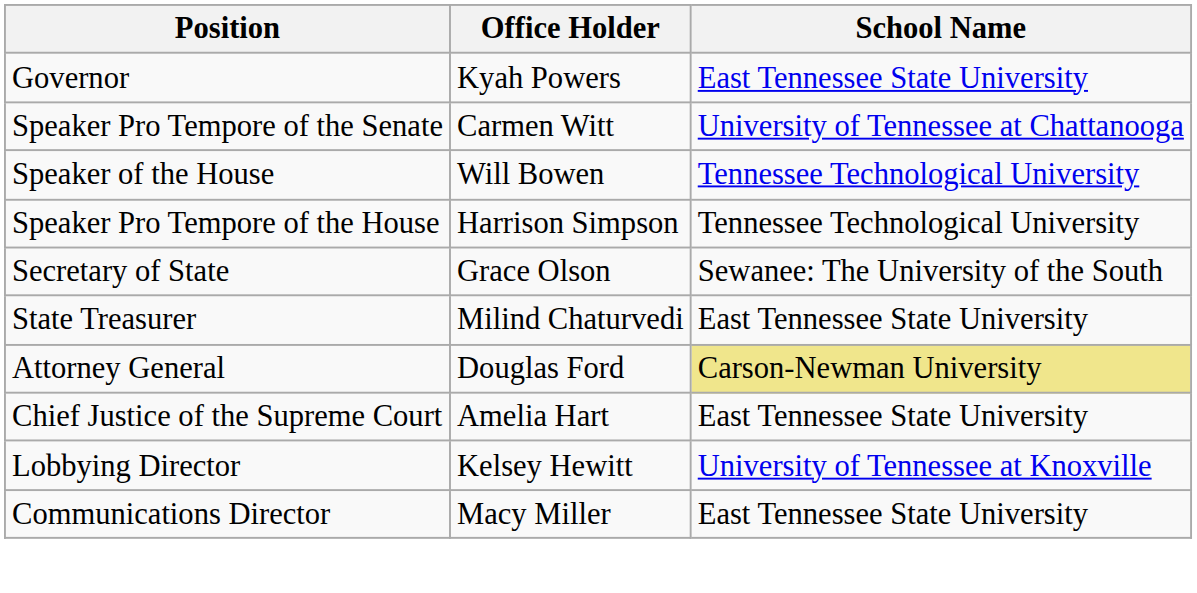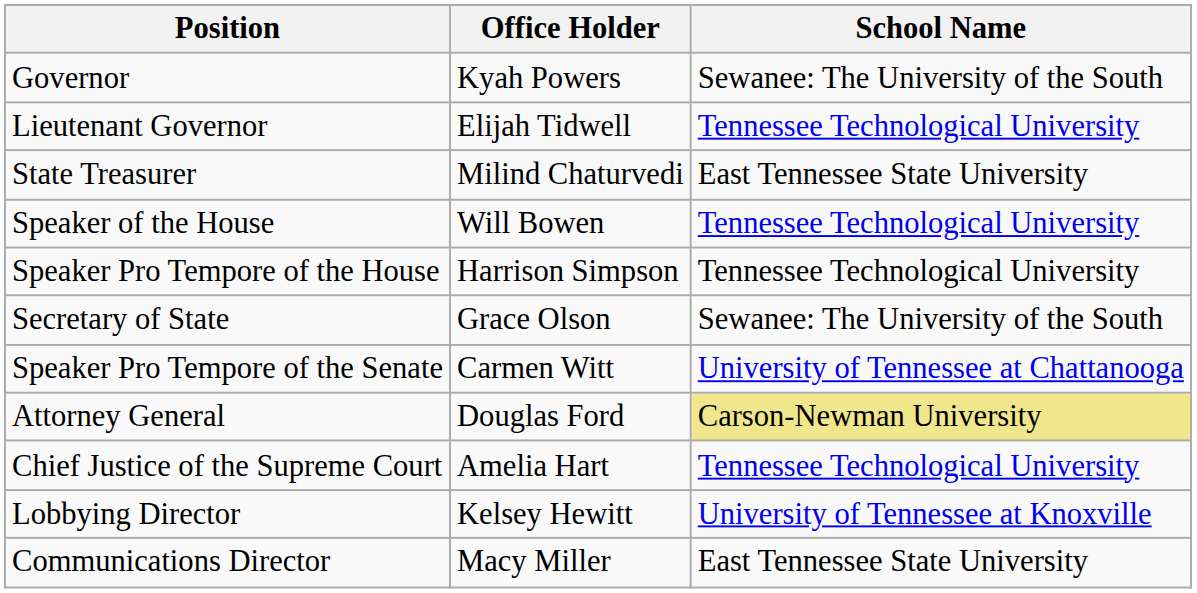(893, 77) East Tennessee State University -> (930, 77) Sewanee: The University of the South
+ row: (140, 125)
rows swapped: (227, 125) <-> (104, 319)
(893, 416) East Tennessee State University -> (919, 464) Tennessee Technological University
